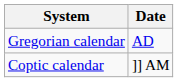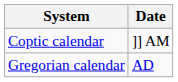rows swapped: (66, 40) <-> (56, 64)
